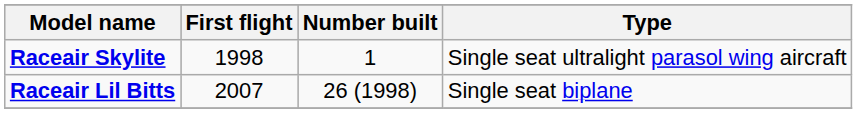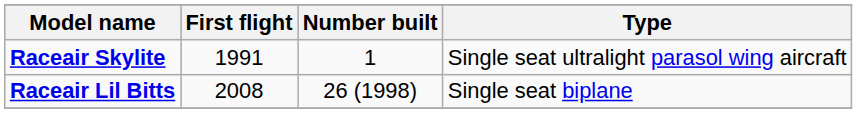(239, 57) 1998 -> (239, 57) 1991
(239, 92) 2007 -> (239, 92) 2008
